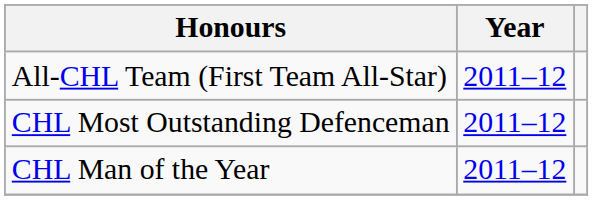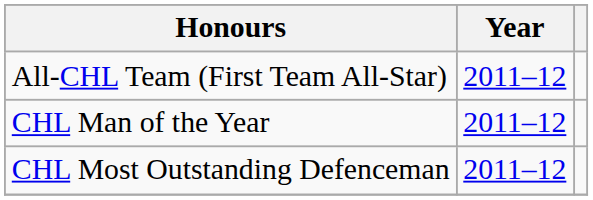rows swapped: (231, 122) <-> (141, 169)
